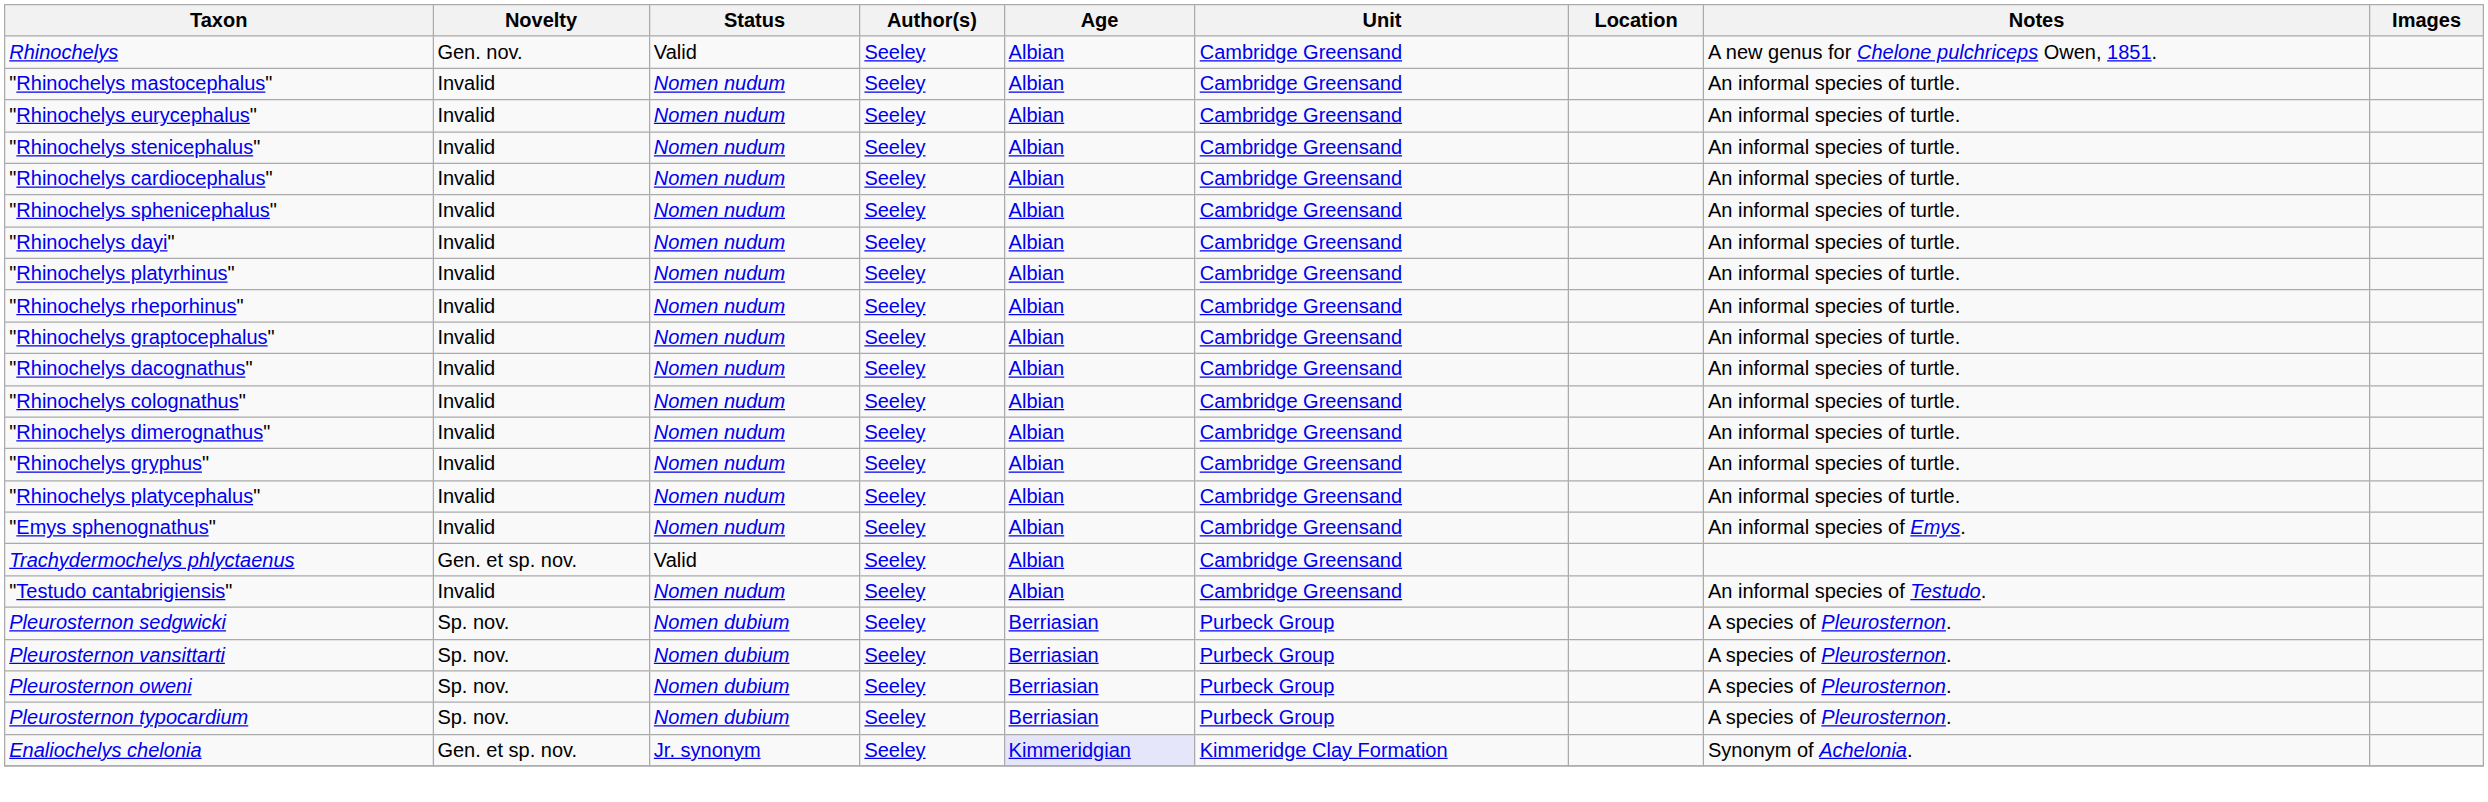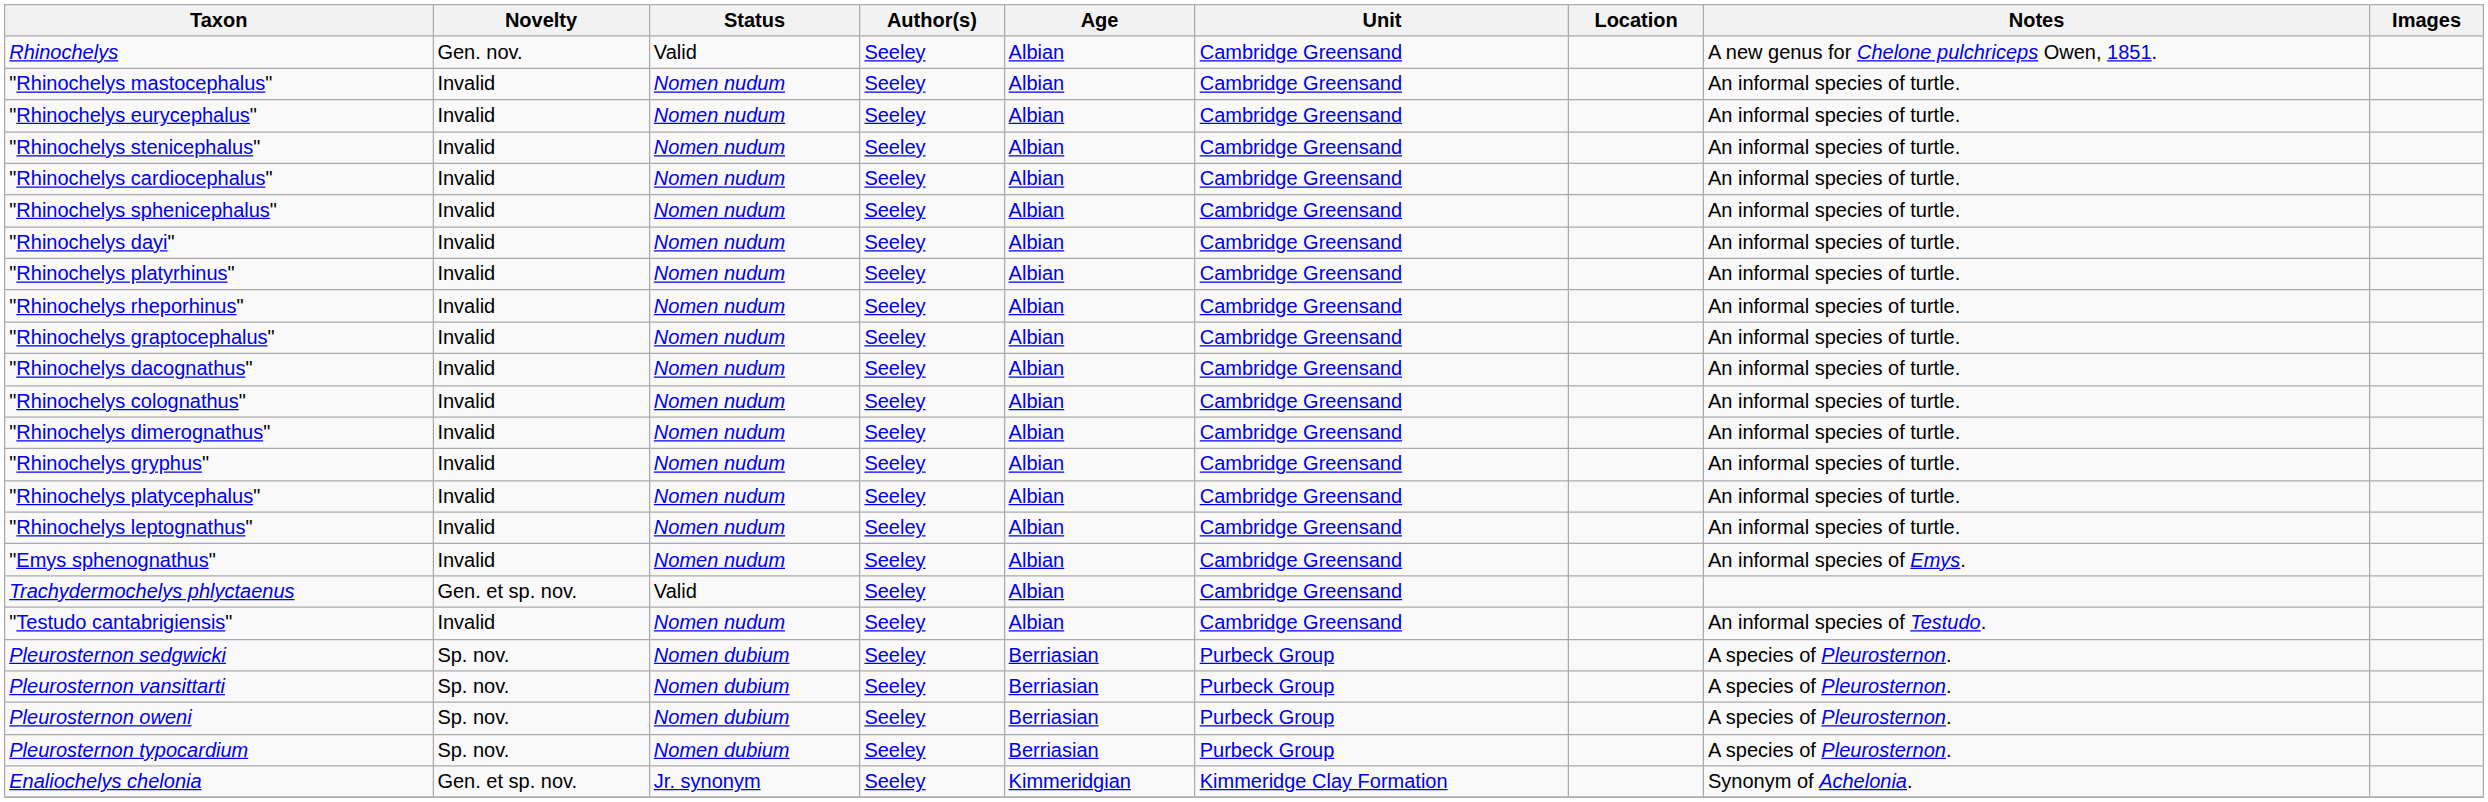+ row: (131, 527)
(1070, 749) lavender background -> (1070, 781) no background
